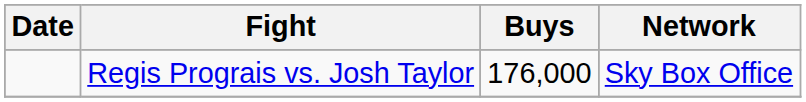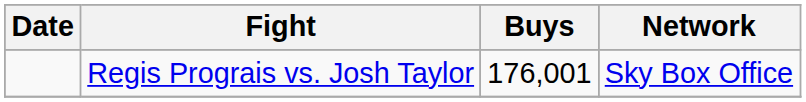(539, 73) 176,000 -> (539, 73) 176,001
